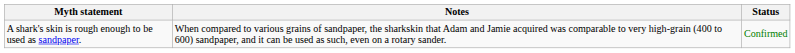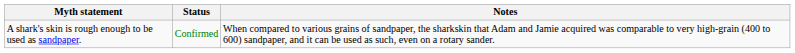columns swapped: (766, 12) <-> (457, 12)
